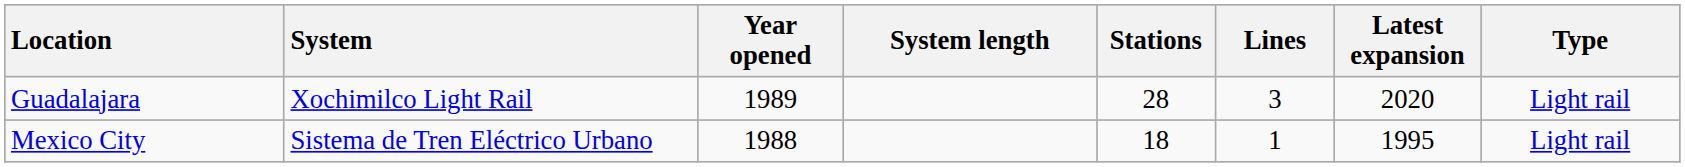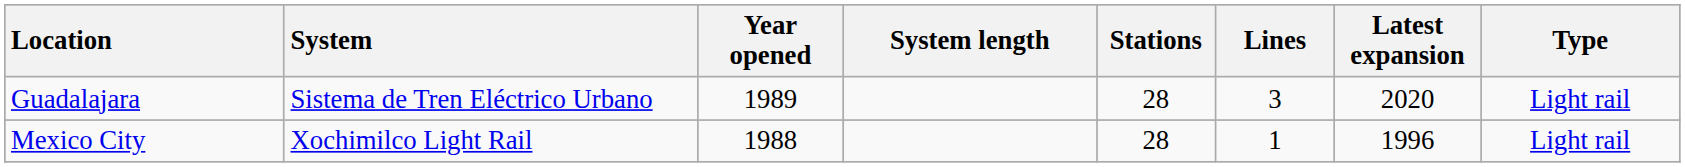(411, 98) Xochimilco Light Rail -> (472, 98) Sistema de Tren Eléctrico Urbano
(472, 140) Sistema de Tren Eléctrico Urbano -> (411, 140) Xochimilco Light Rail
(1156, 140) 18 -> (1156, 140) 28
(1408, 140) 1995 -> (1408, 140) 1996
